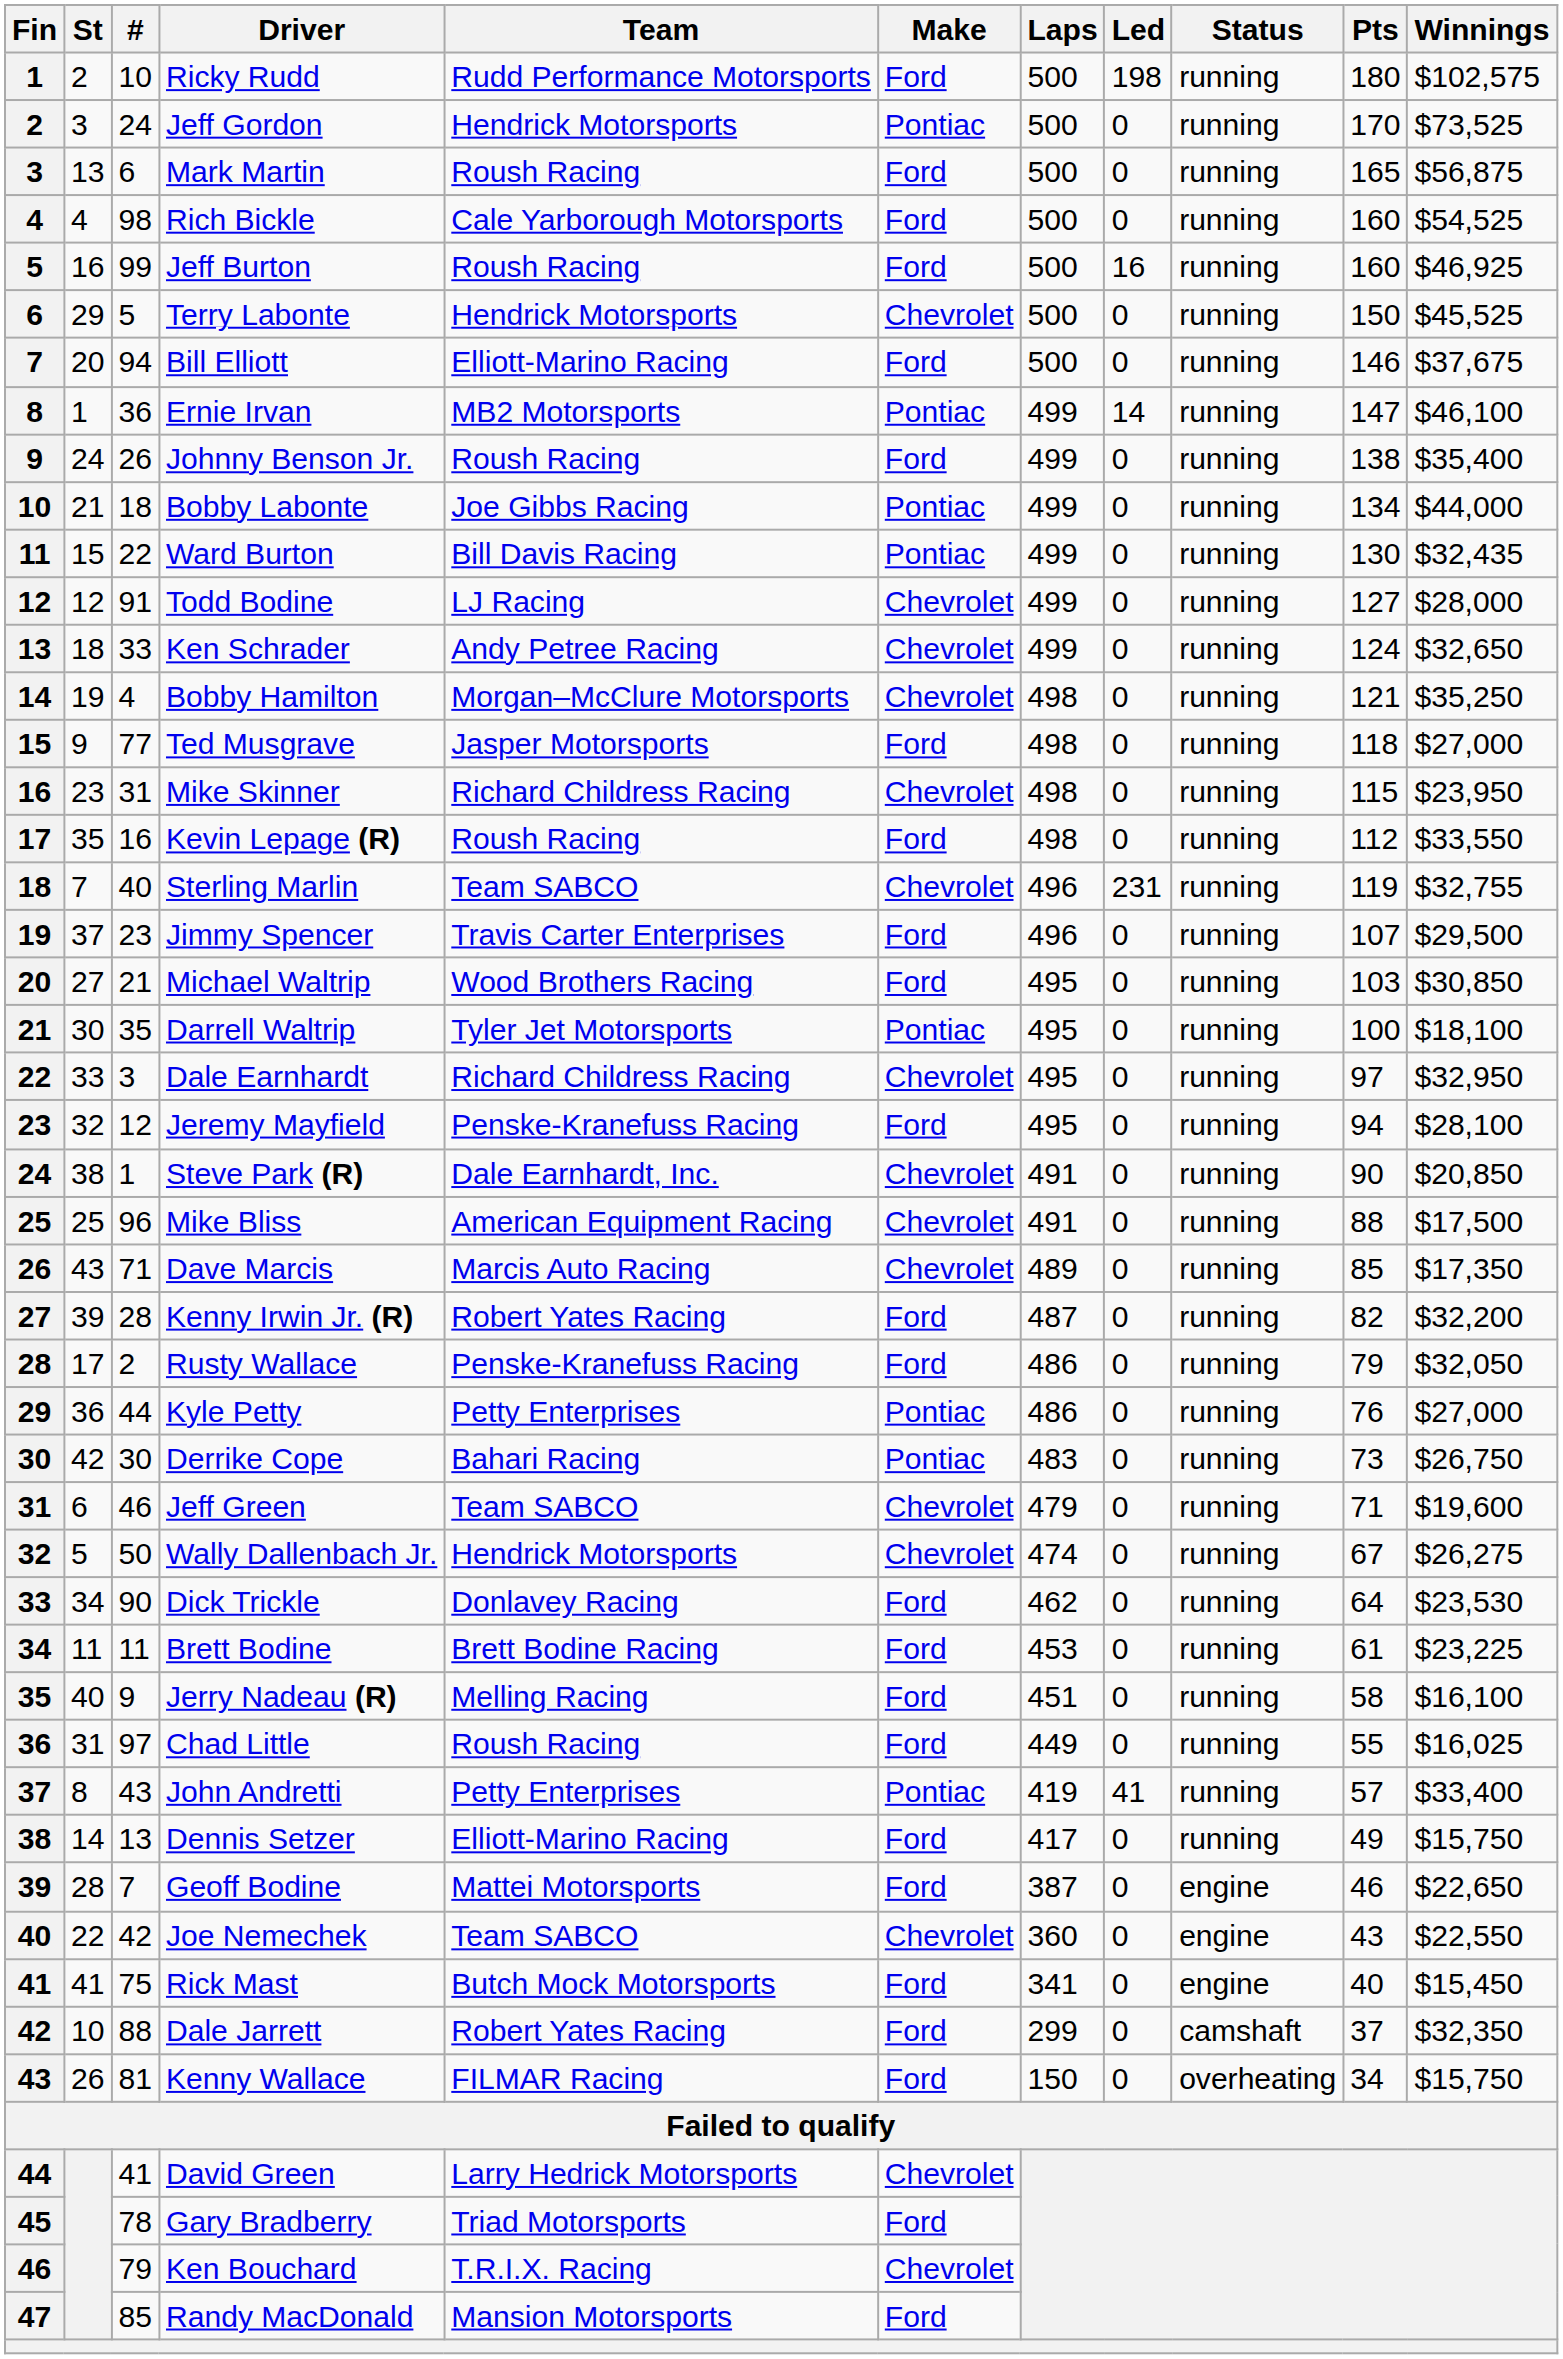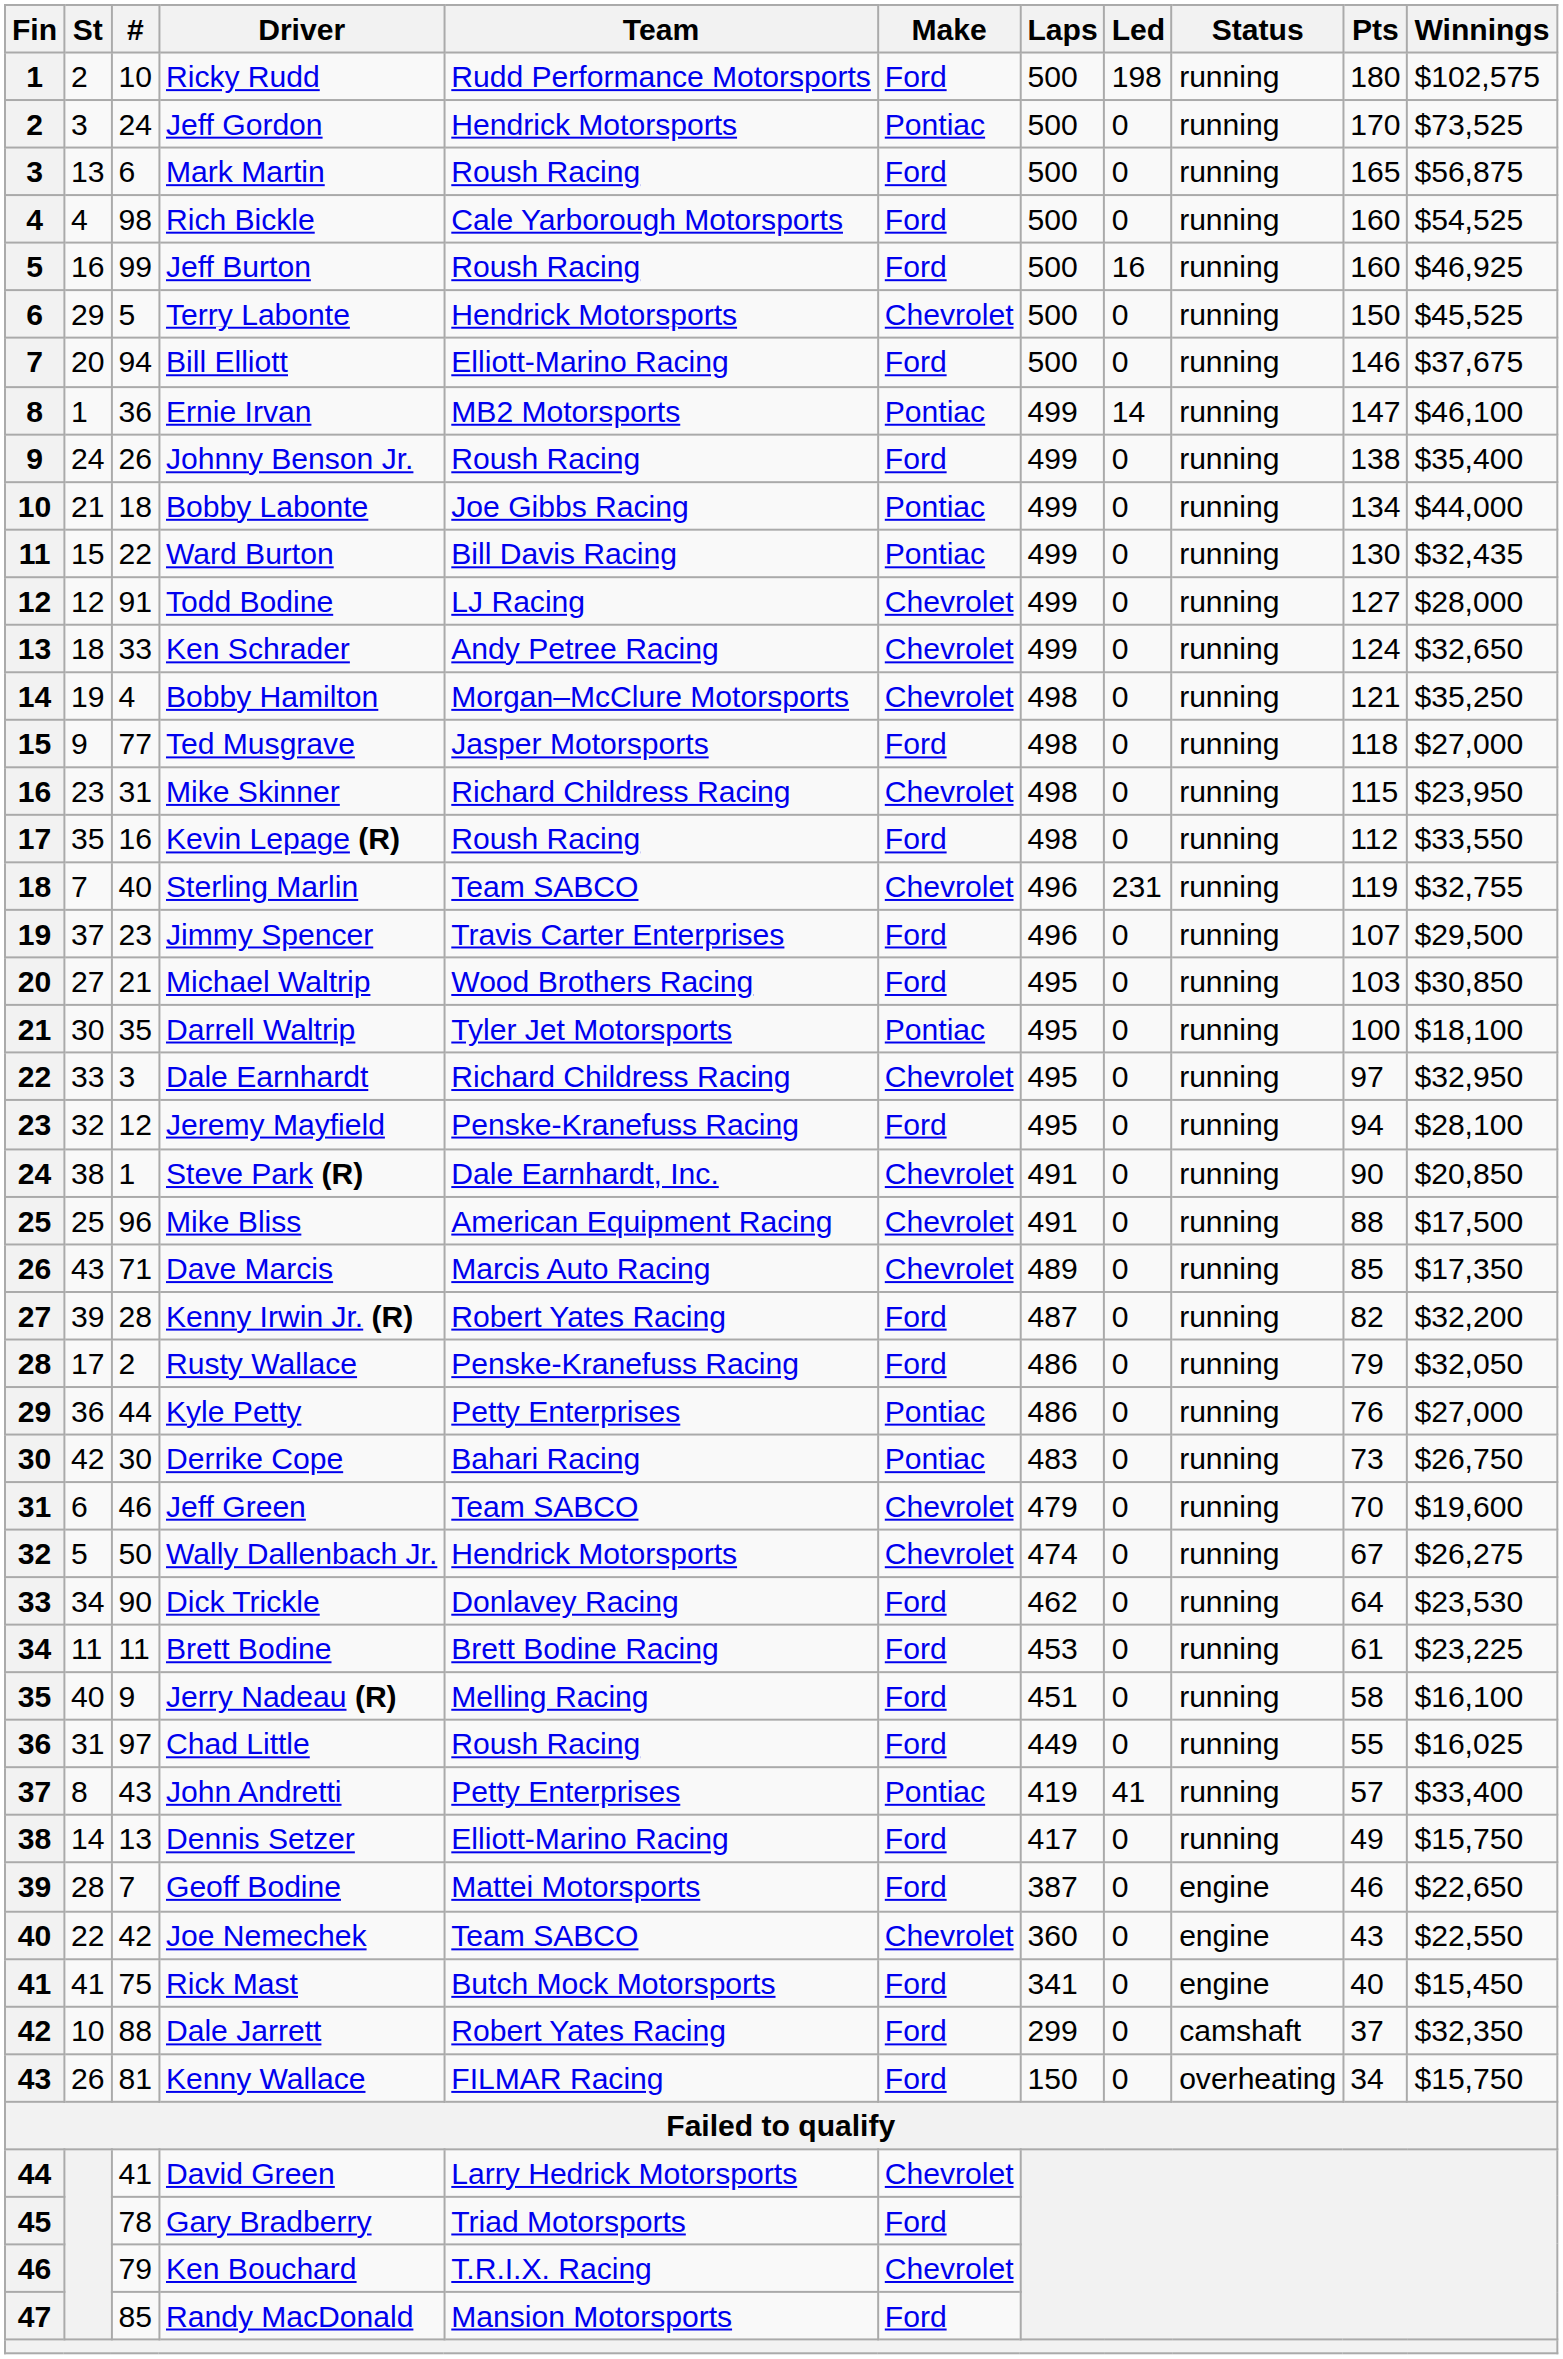(1367, 1506) 71 -> (1367, 1506) 70
